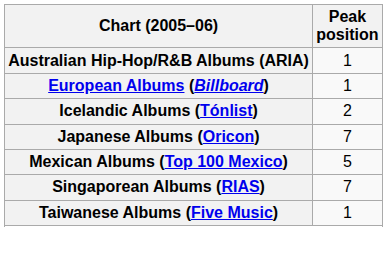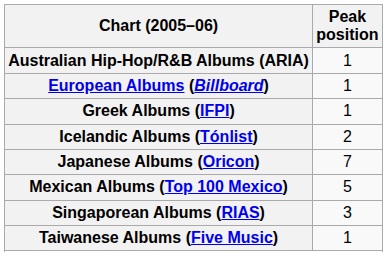+ row: (159, 111)
(347, 187) 7 -> (347, 212) 3
